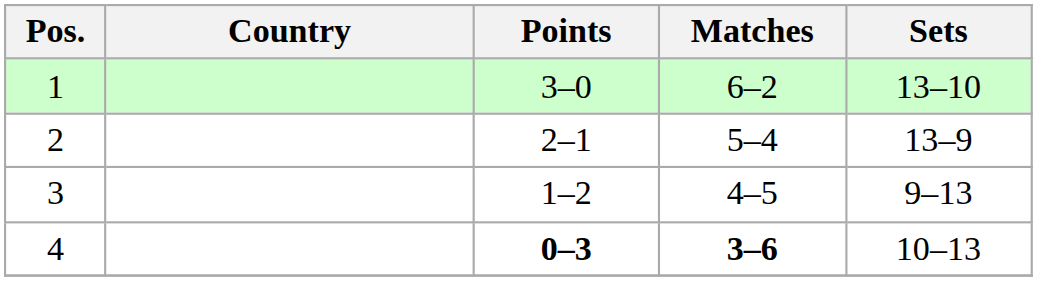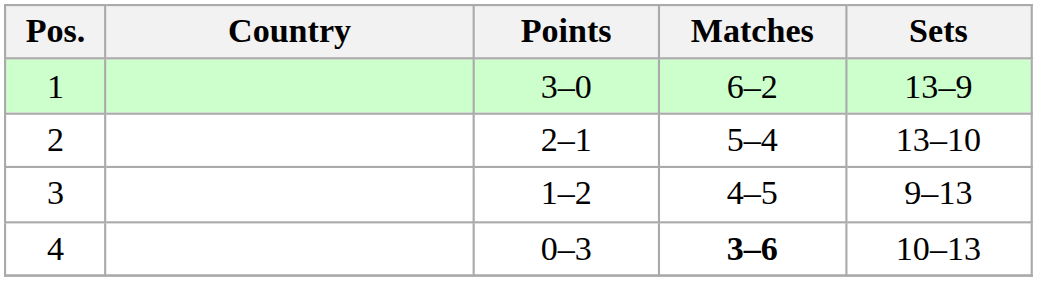(938, 85) 13–10 -> (938, 85) 13–9
(938, 139) 13–9 -> (938, 139) 13–10
(566, 247) bold -> (566, 247) normal
